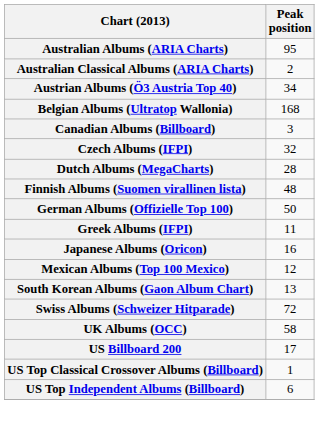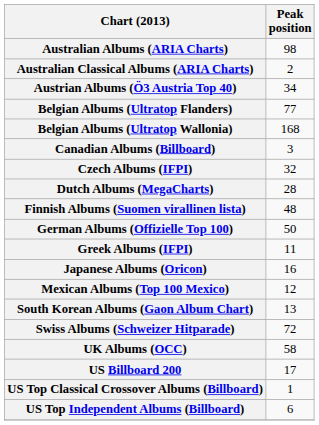(290, 48) 95 -> (290, 48) 98
+ row: (135, 108)
